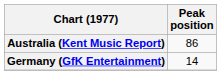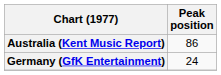(192, 61) 14 -> (192, 61) 24
